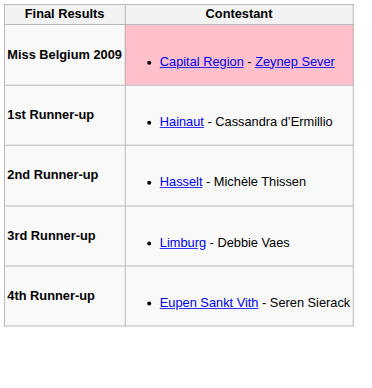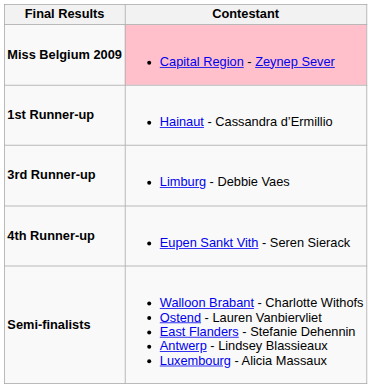- row: (53, 175)
+ row: (49, 324)
